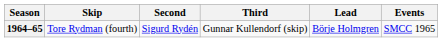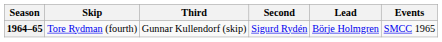columns swapped: (255, 12) <-> (170, 12)
